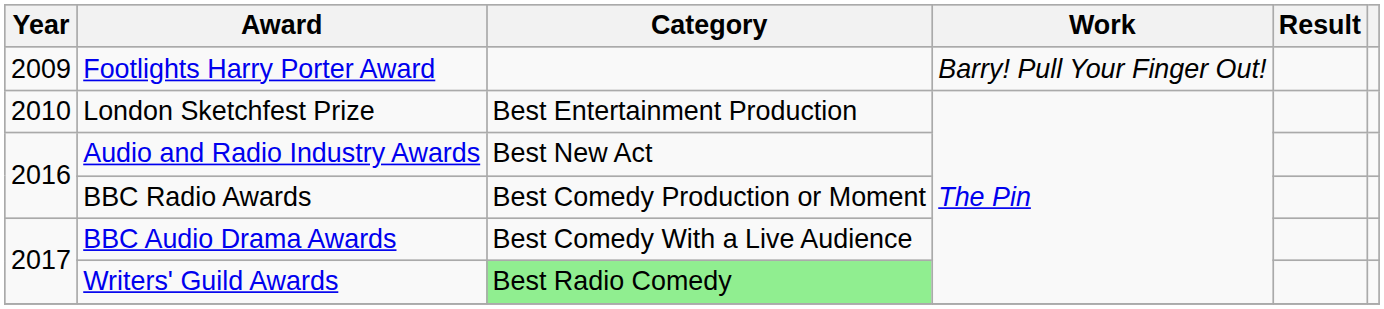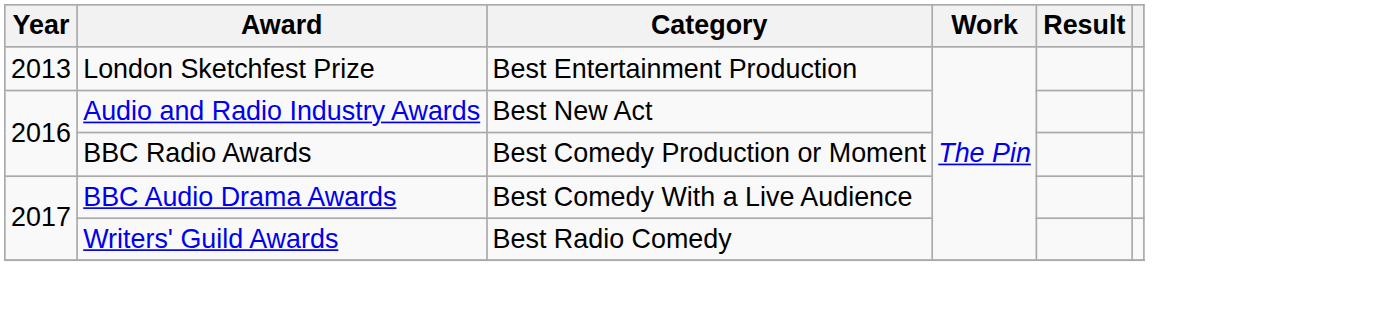- row: (259, 68)
(41, 111) 2010 -> (41, 68) 2013
(612, 281) lightgreen background -> (612, 238) no background
